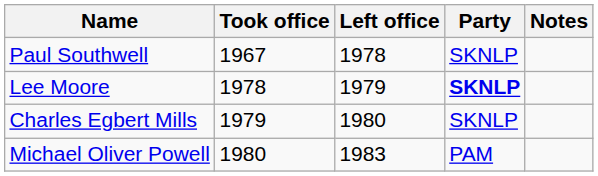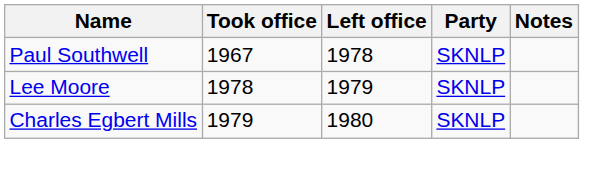(485, 87) bold -> (471, 87) normal
- row: (110, 154)
